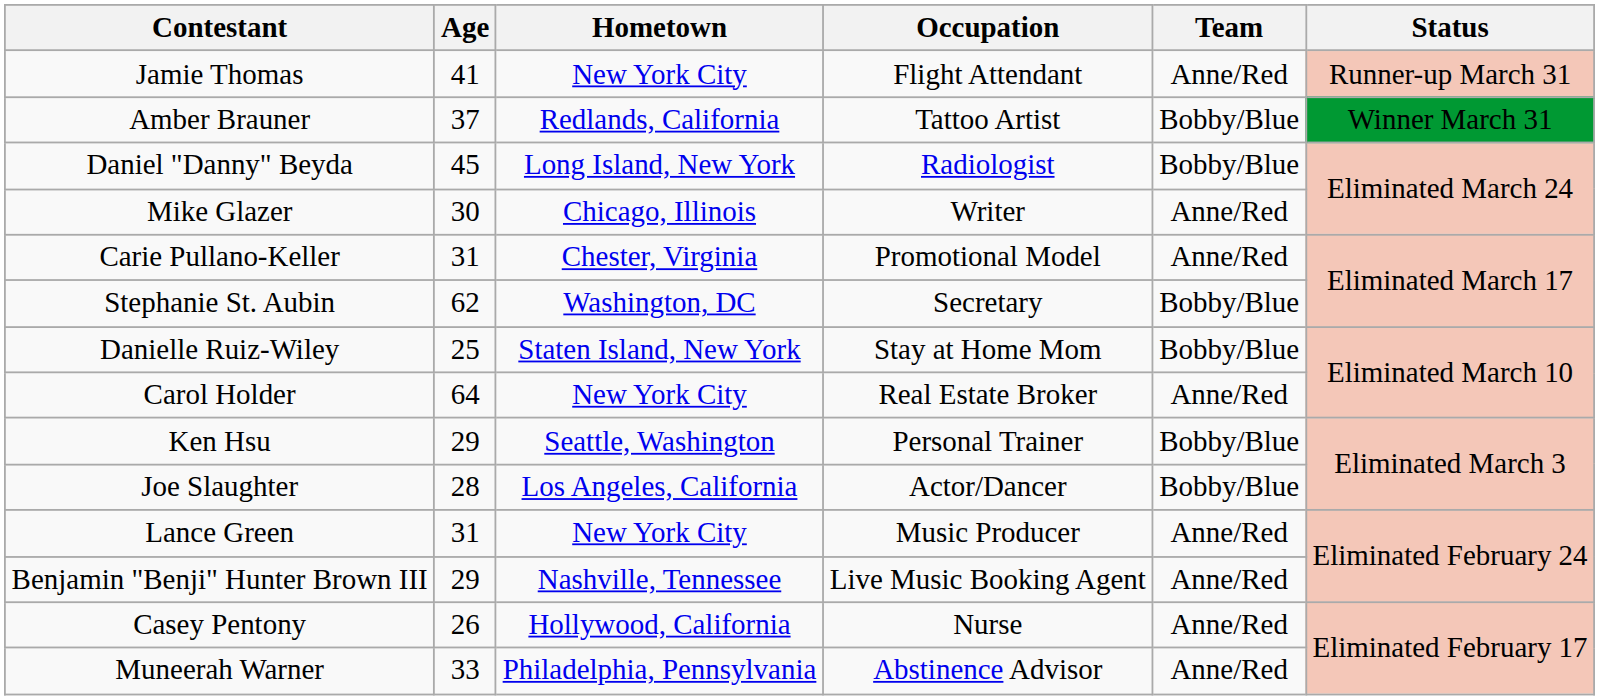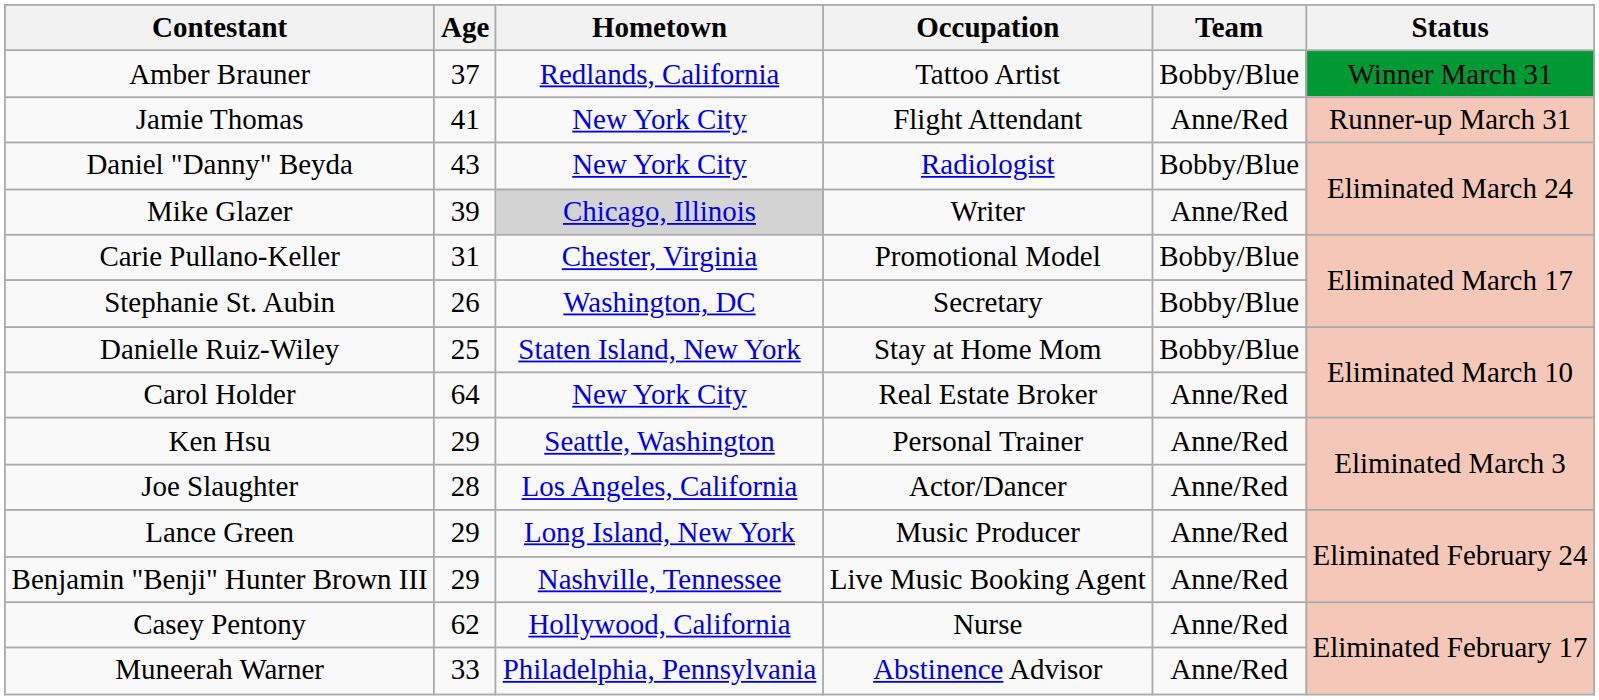rows swapped: (220, 119) <-> (220, 73)
(465, 165) 45 -> (465, 165) 43
(660, 165) Long Island, New York -> (660, 165) New York City
(465, 211) 30 -> (465, 211) 39
(660, 211) no background -> (660, 211) lightgrey background
(1229, 257) Anne/Red -> (1229, 257) Bobby/Blue
(465, 303) 62 -> (465, 303) 26
(1229, 440) Bobby/Blue -> (1229, 440) Anne/Red
(1229, 486) Bobby/Blue -> (1229, 486) Anne/Red
(465, 532) 31 -> (465, 532) 29
(660, 532) New York City -> (660, 532) Long Island, New York
(465, 624) 26 -> (465, 624) 62
